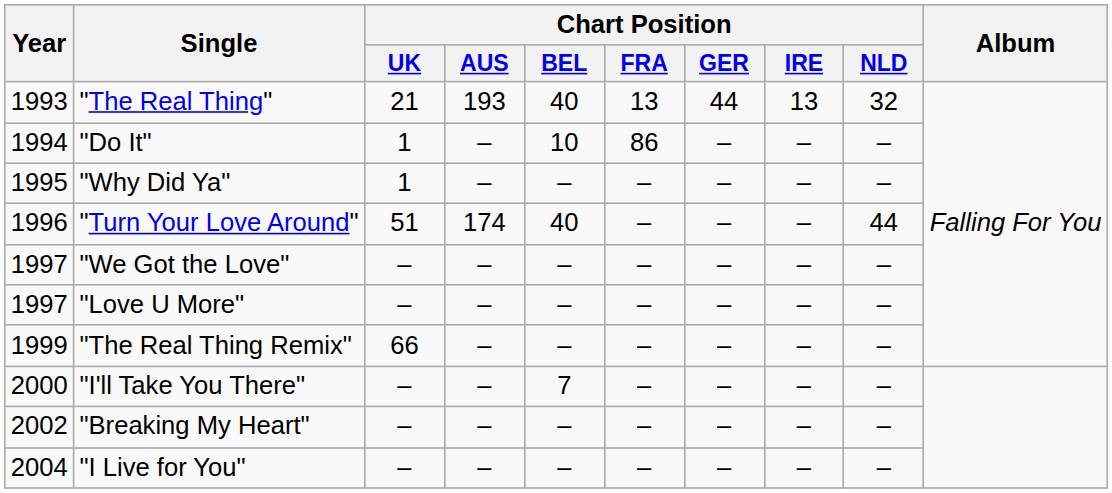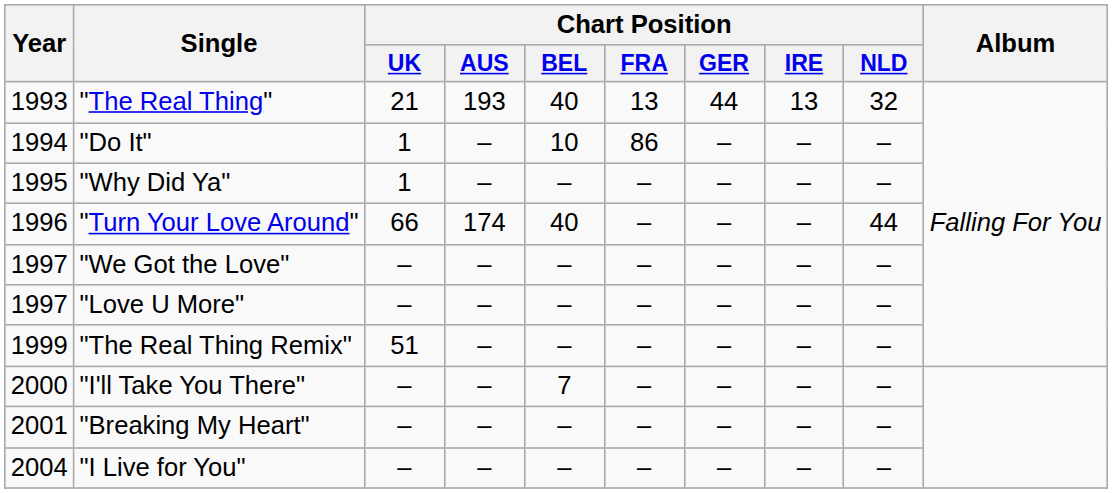(404, 223) 51 -> (404, 223) 66
(404, 345) 66 -> (404, 345) 51
(39, 426) 2002 -> (39, 426) 2001
